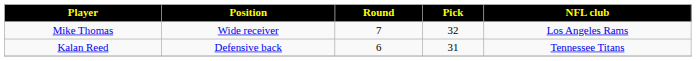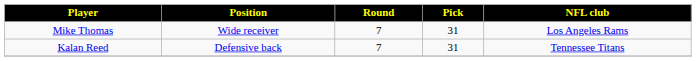(453, 30) 32 -> (453, 30) 31
(379, 47) 6 -> (379, 47) 7
